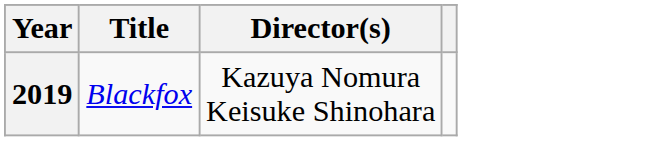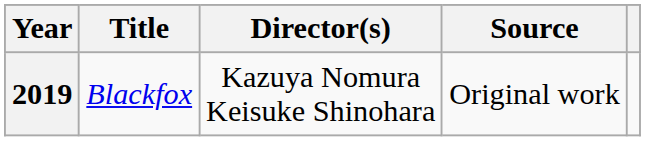+ column: (534, 28)
